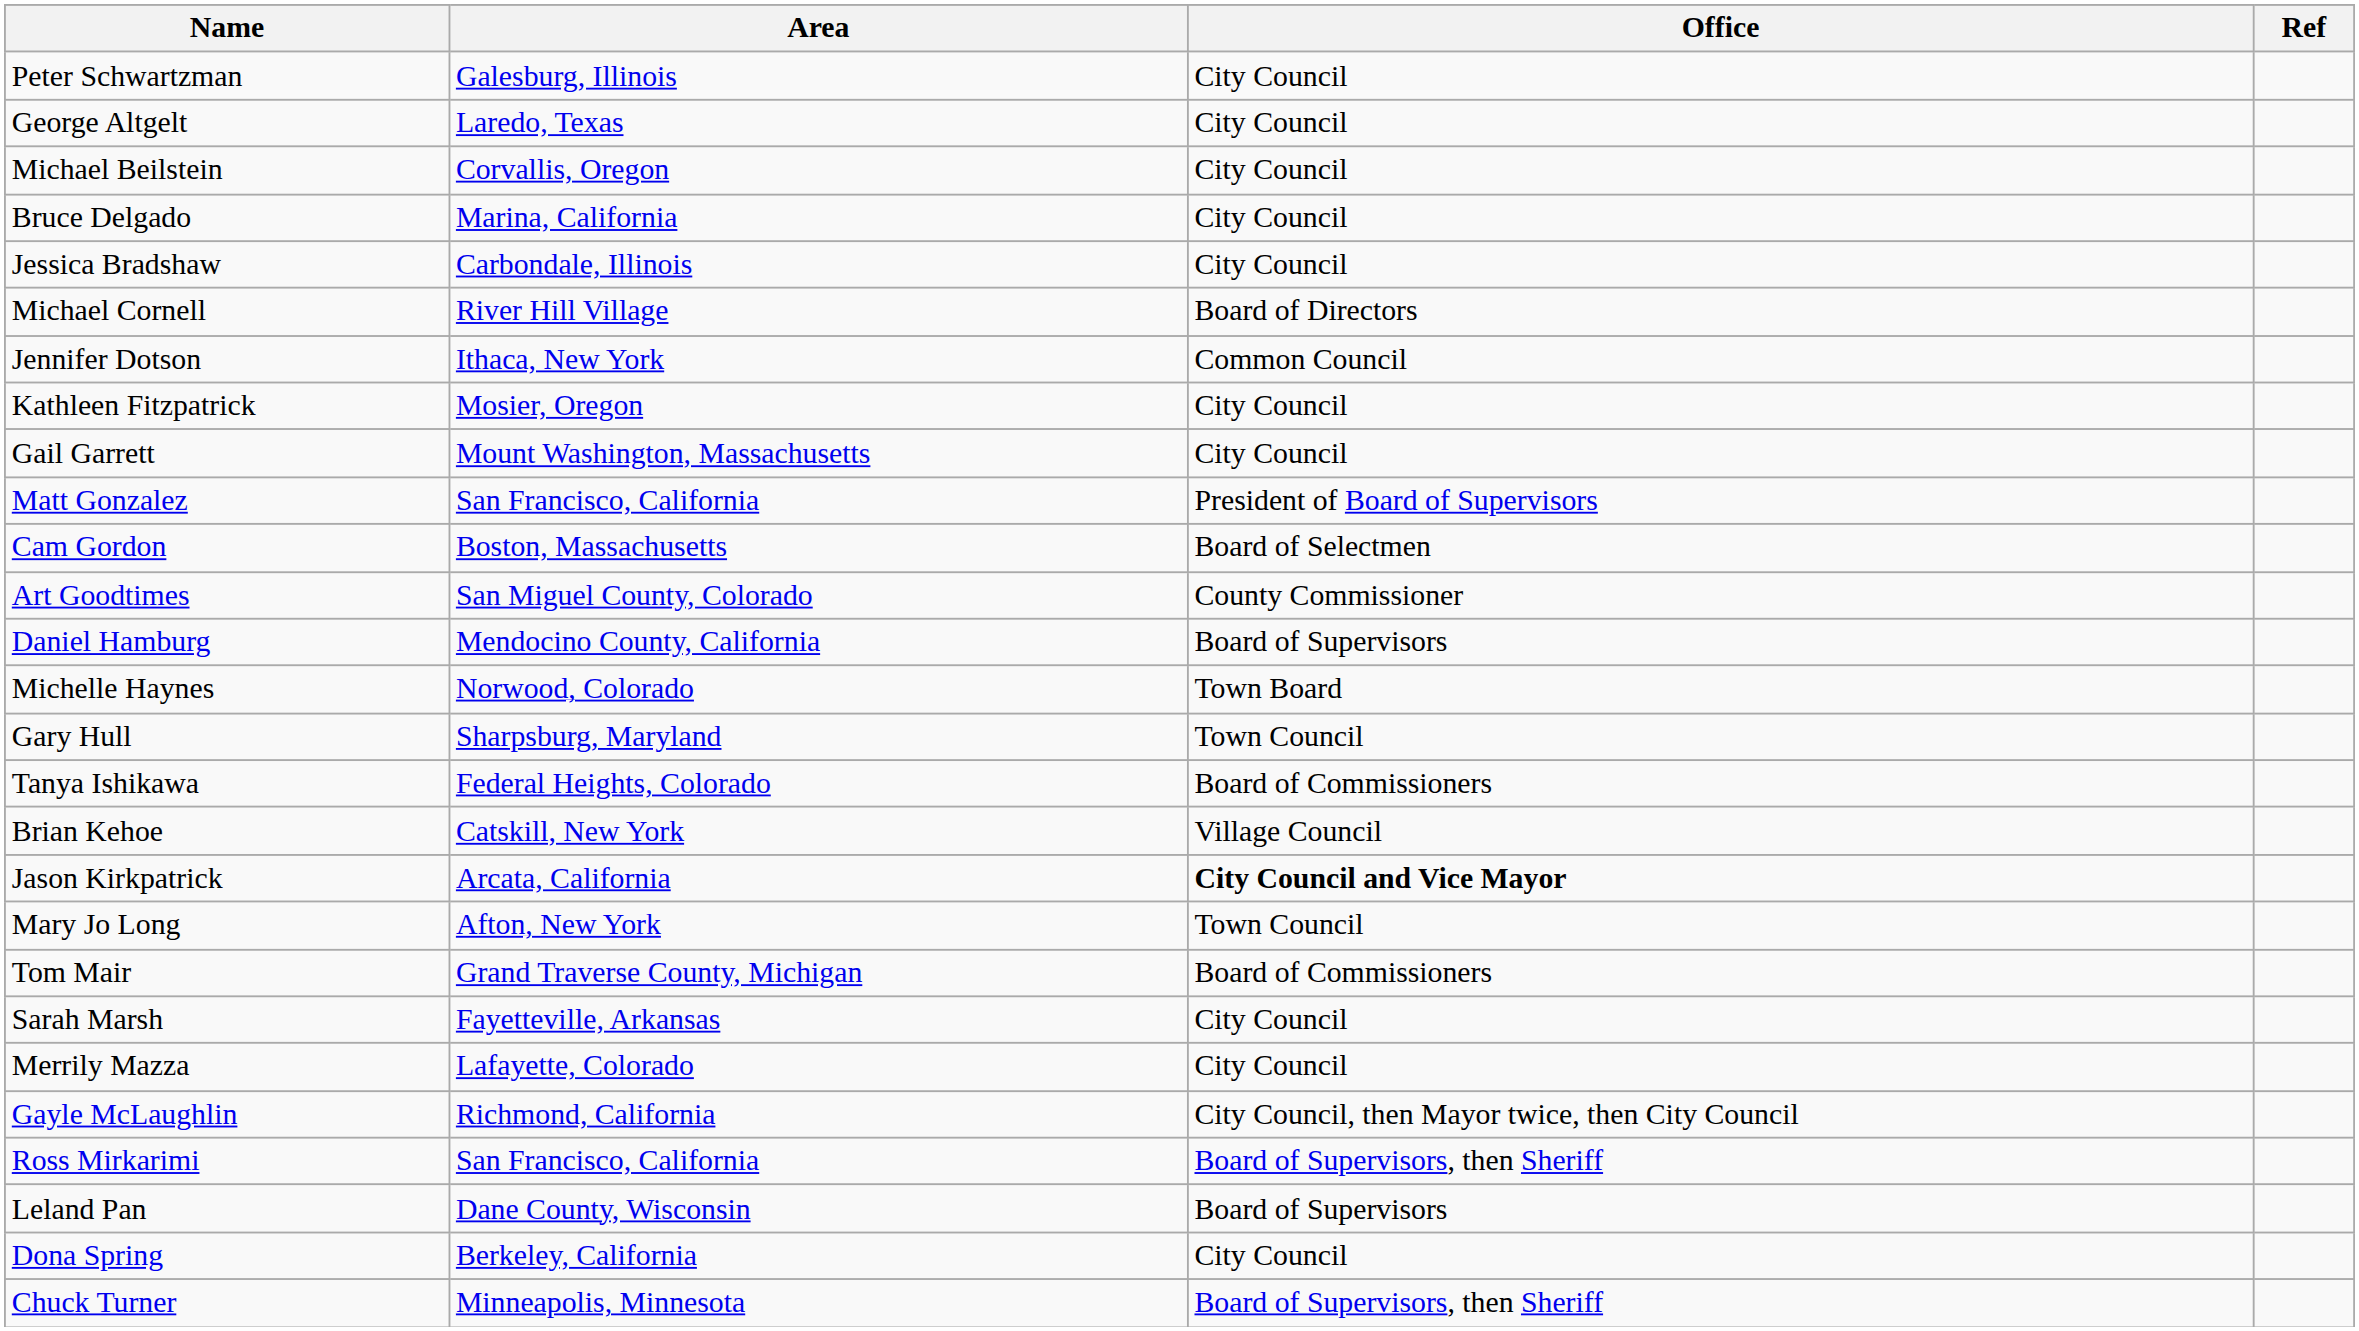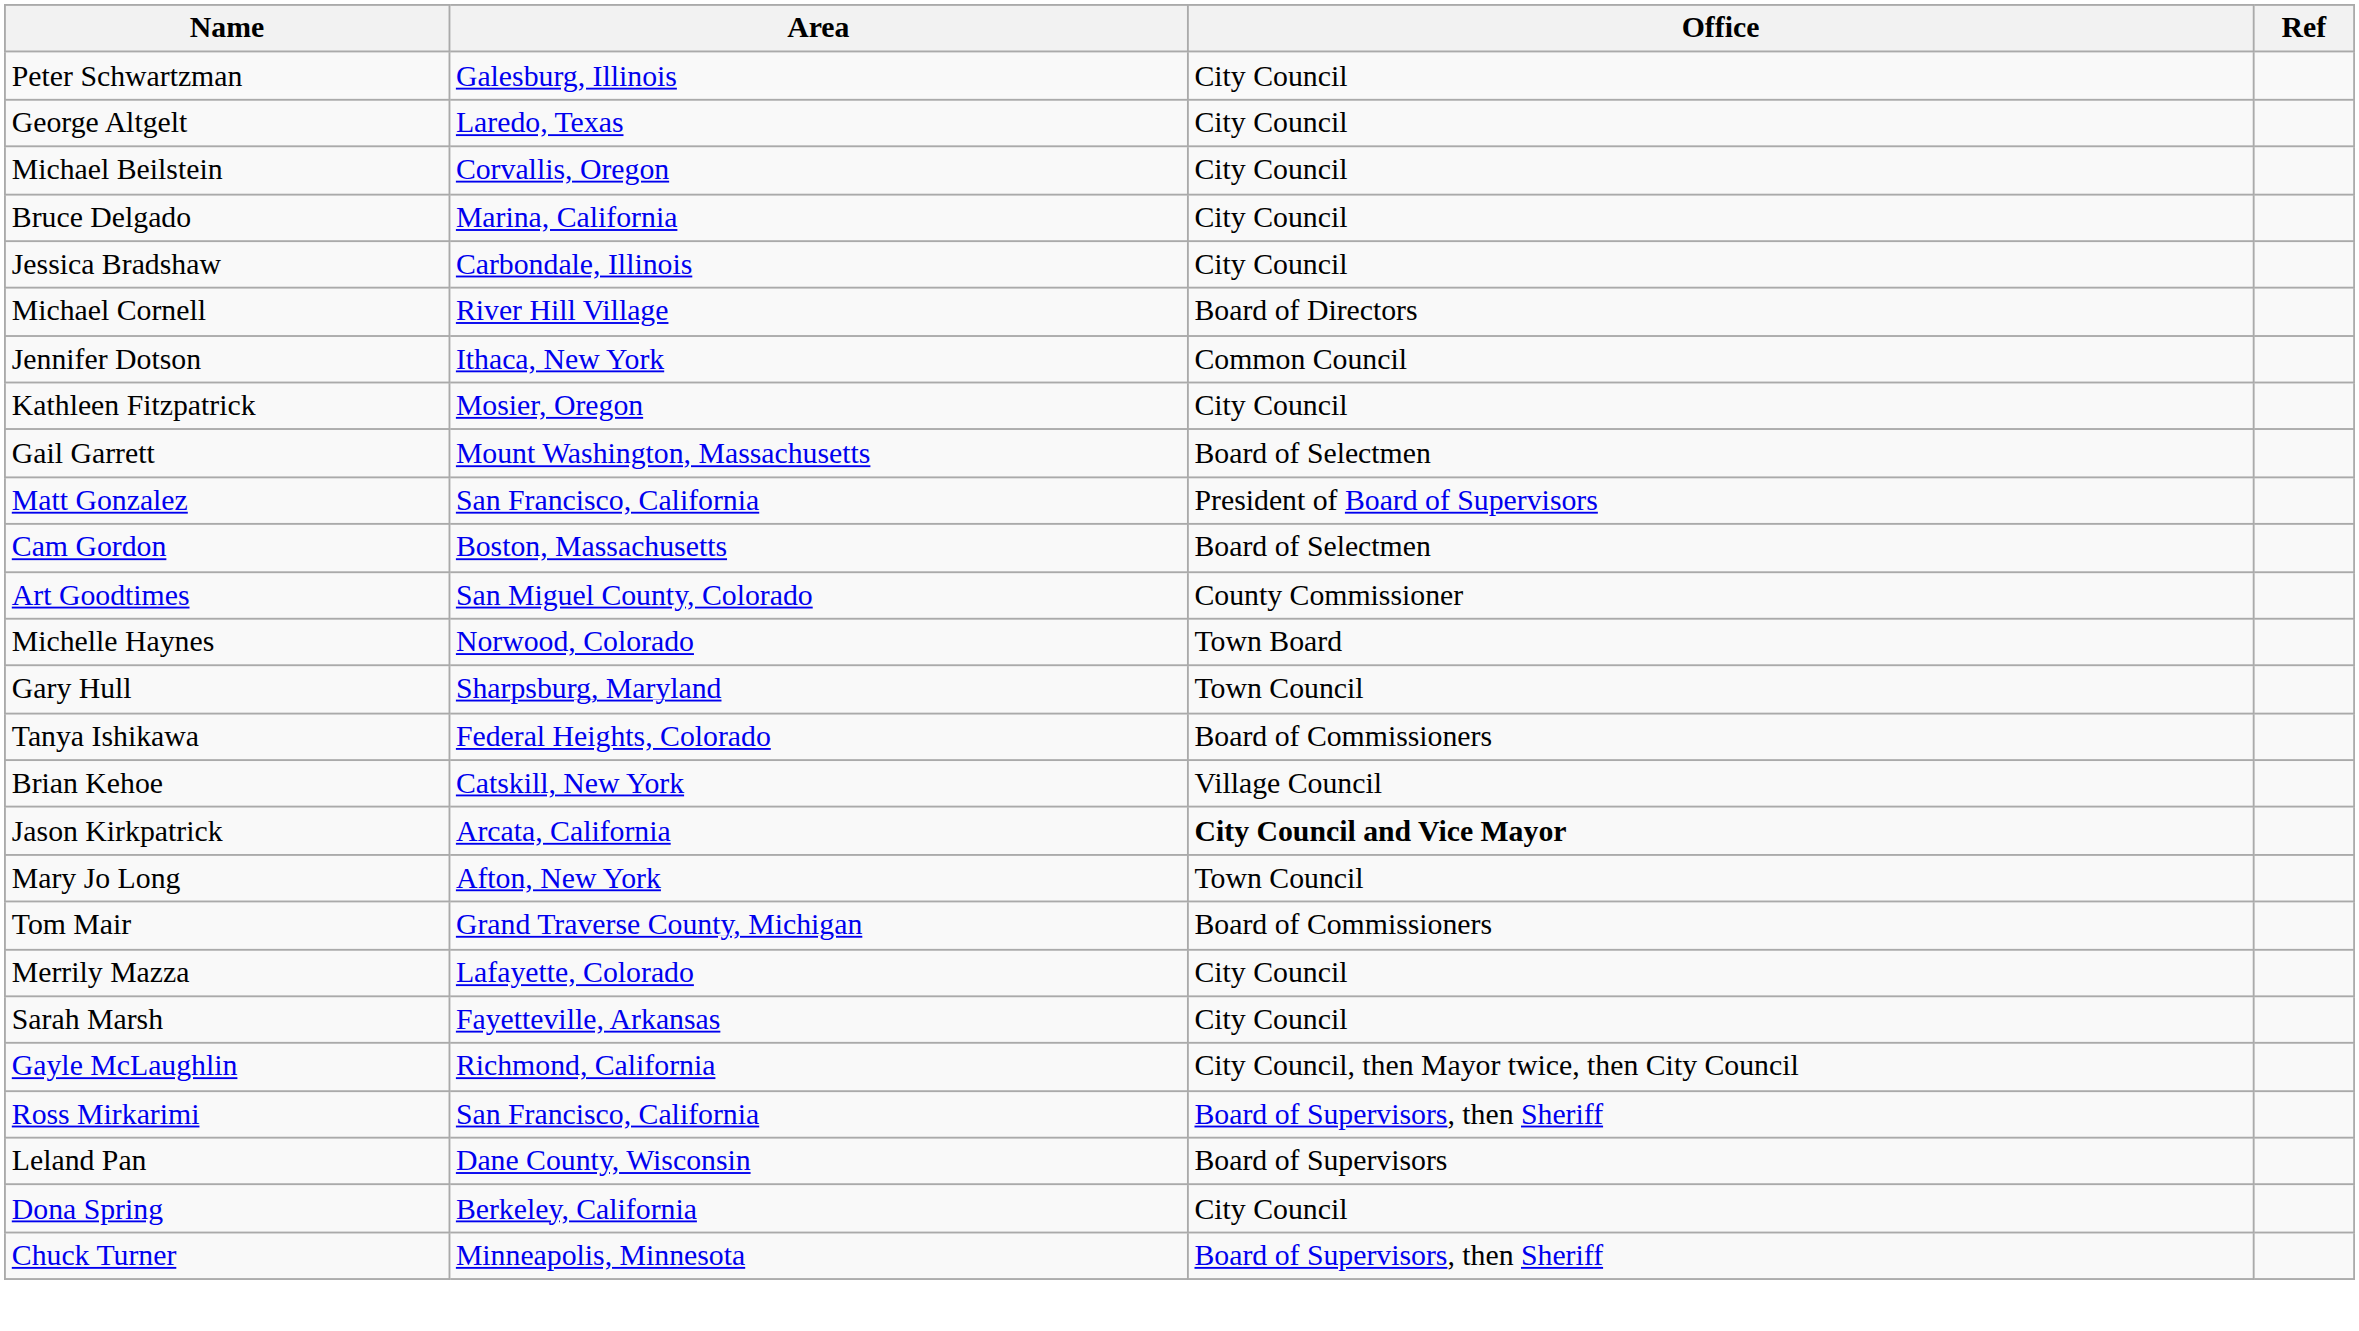(1271, 452) City Council -> (1313, 452) Board of Selectmen
- row: (111, 641)
rows swapped: (87, 1019) <-> (101, 1066)
